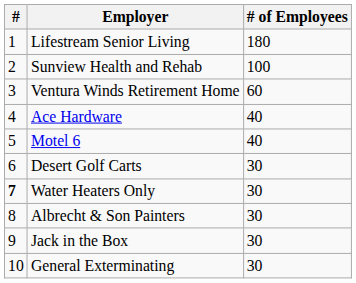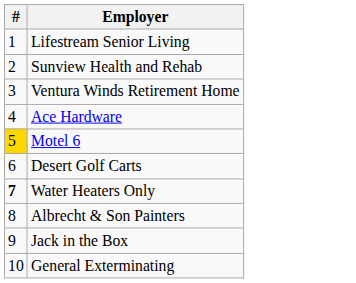- column: (297, 16)
(12, 141) no background -> (12, 141) gold background
